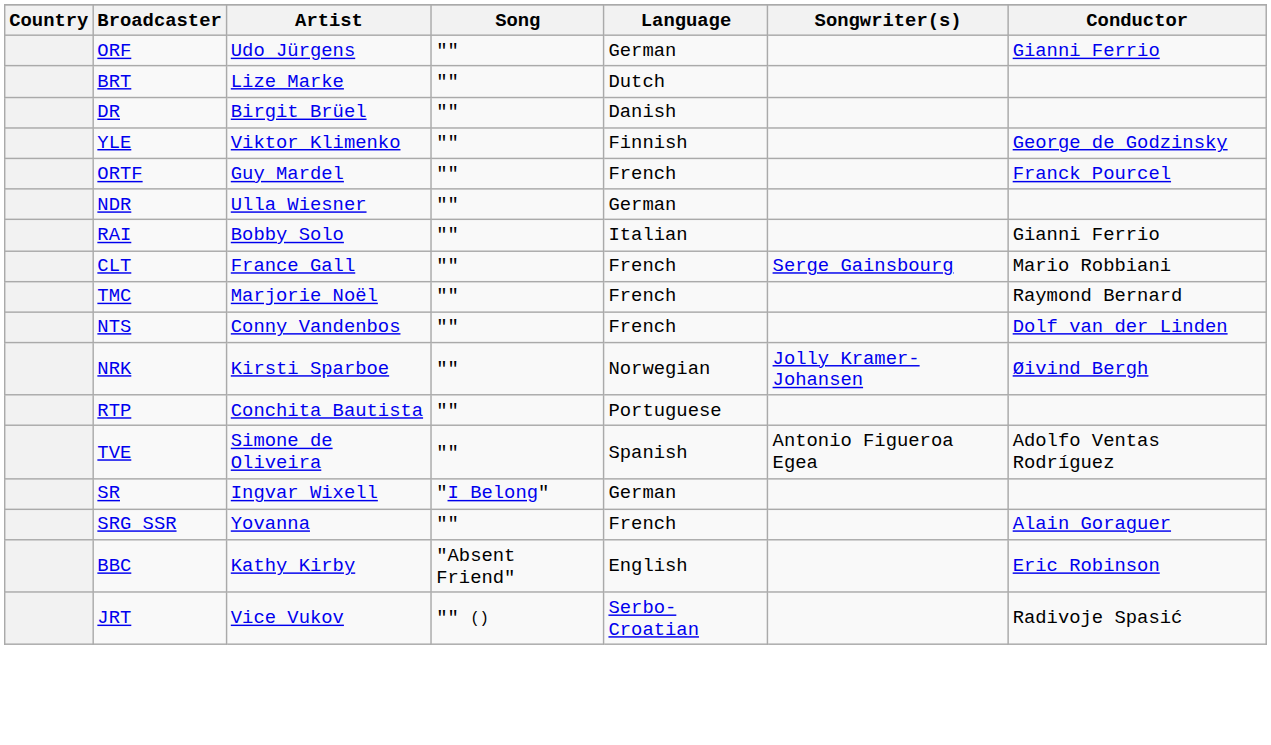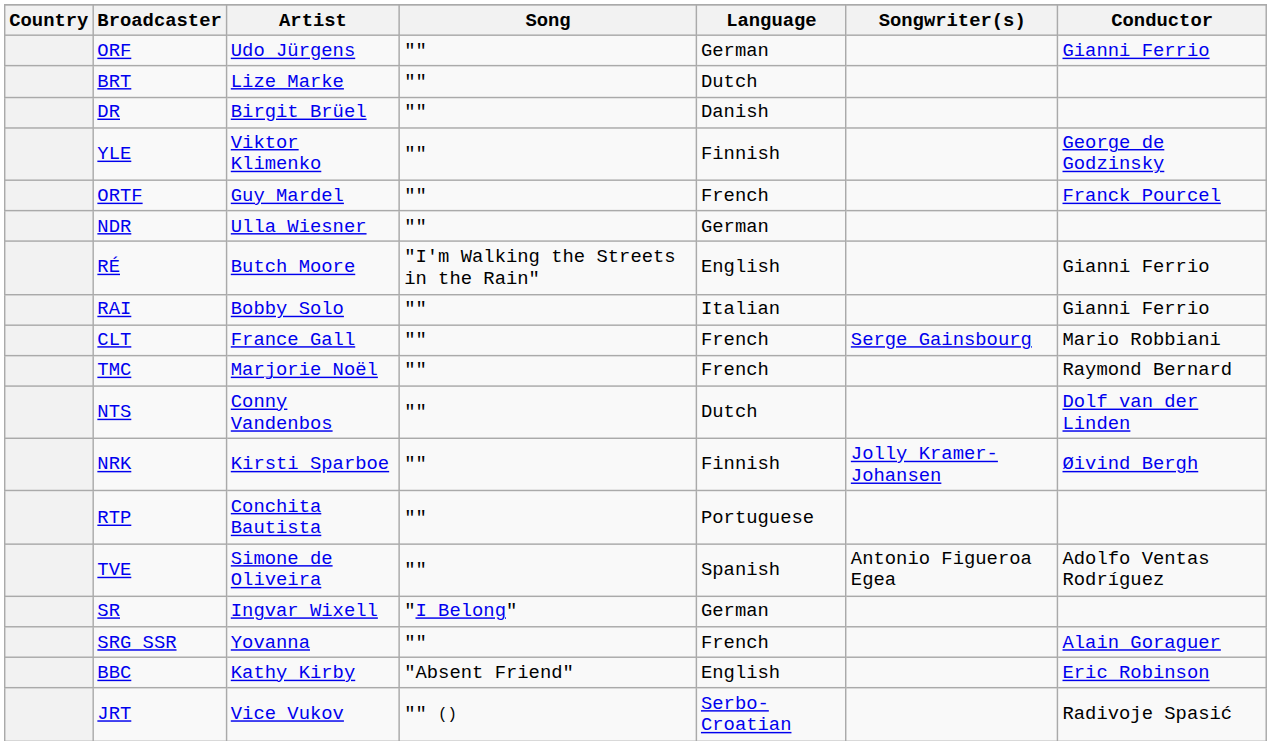+ row: (109, 268)
(642, 327) French -> (729, 412) Dutch
(659, 369) Norwegian -> (741, 465) Finnish
